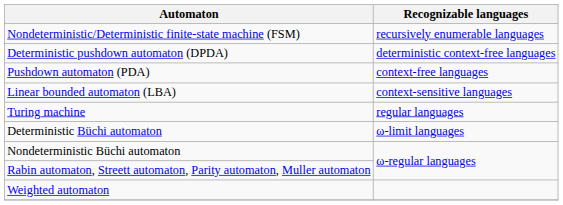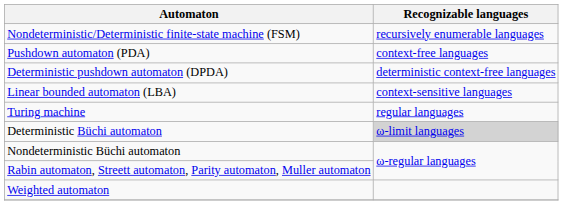rows swapped: (118, 53) <-> (78, 72)
(420, 131) no background -> (420, 131) lightgrey background
